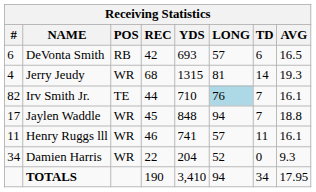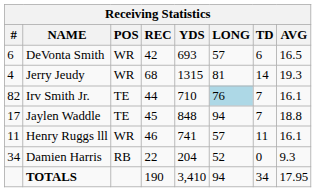(122, 55) RB -> (124, 55) WR
(124, 116) WR -> (122, 116) TE
(124, 156) WR -> (122, 156) RB
